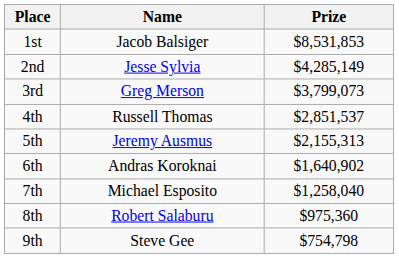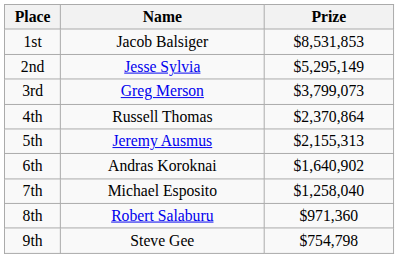(329, 66) $4,285,149 -> (329, 66) $5,295,149
(329, 116) $2,851,537 -> (329, 116) $2,370,864
(329, 215) $975,360 -> (329, 215) $971,360
